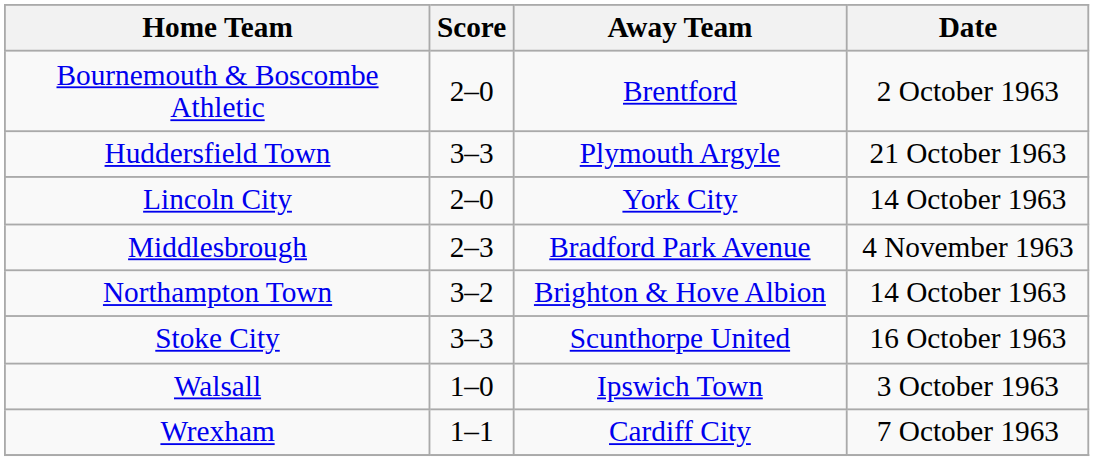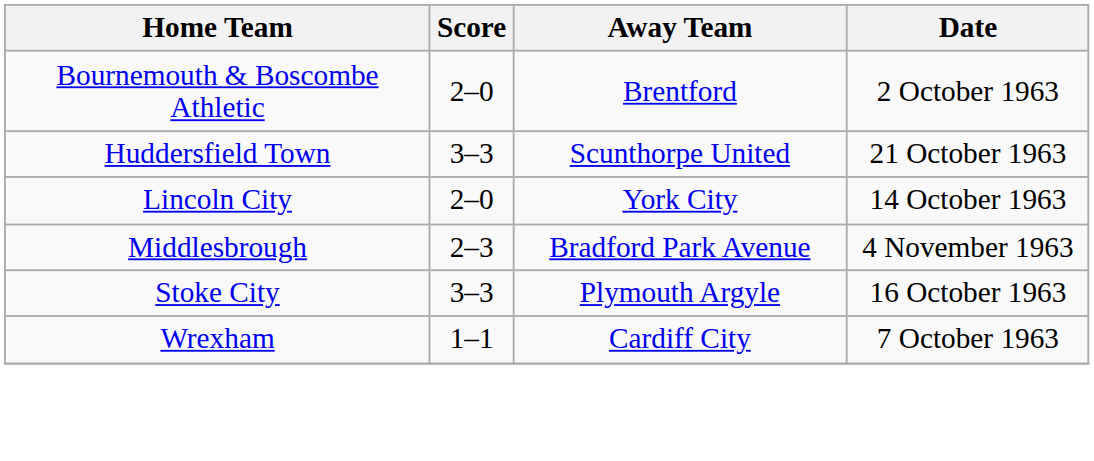(680, 153) Plymouth Argyle -> (680, 153) Scunthorpe United
- row: (218, 292)
(680, 339) Scunthorpe United -> (680, 292) Plymouth Argyle
- row: (218, 385)
